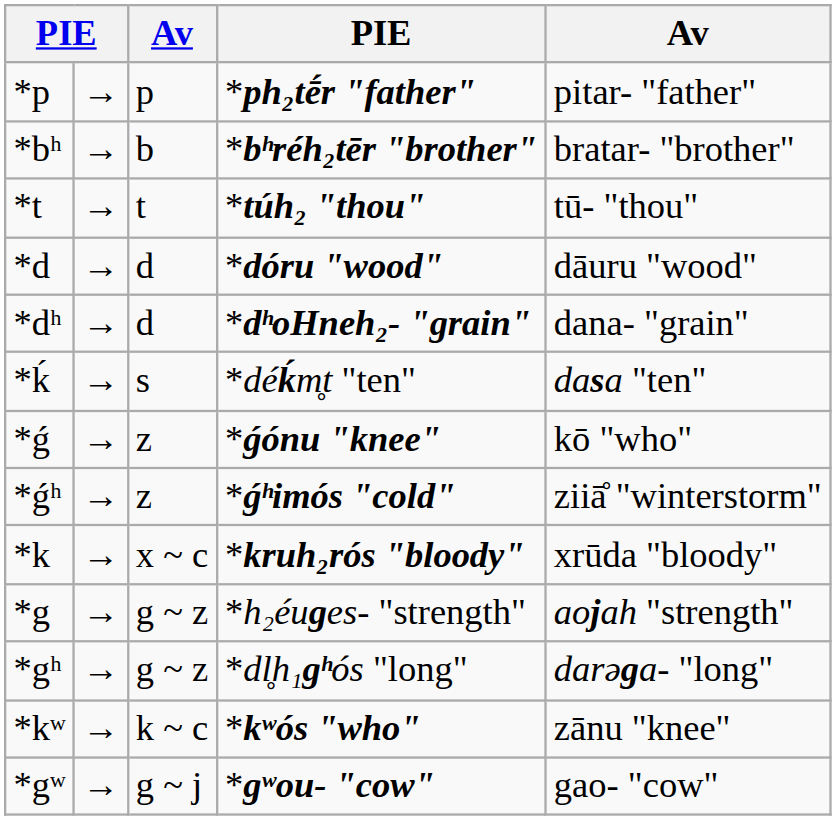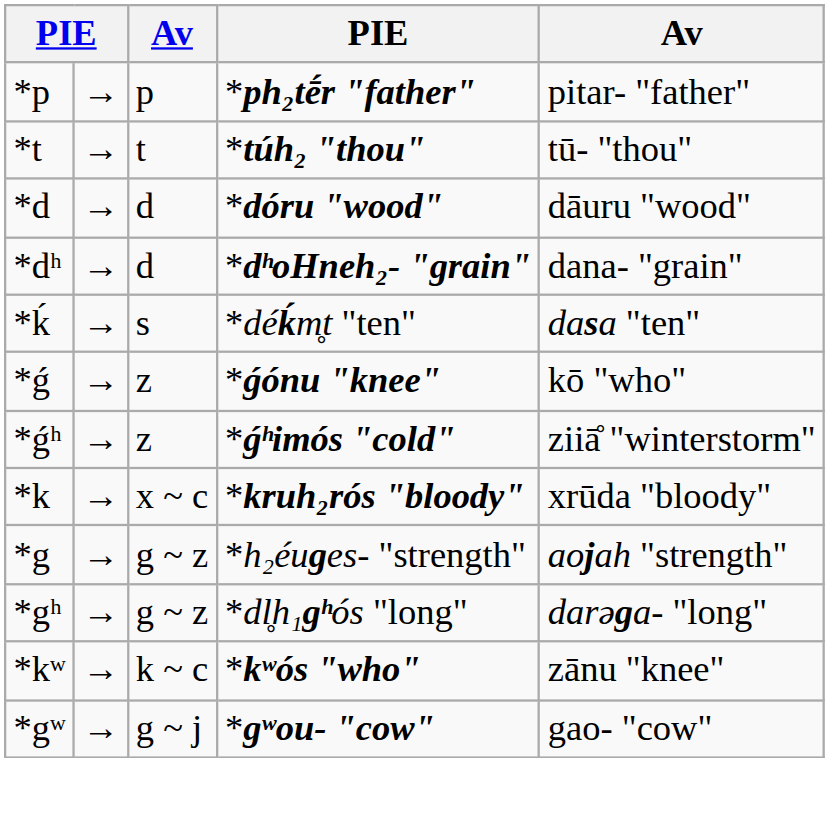- row: (381, 149)
